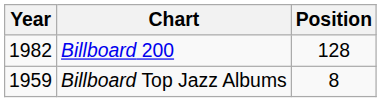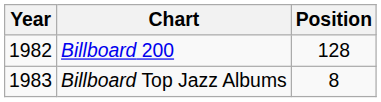(31, 81) 1959 -> (31, 81) 1983
